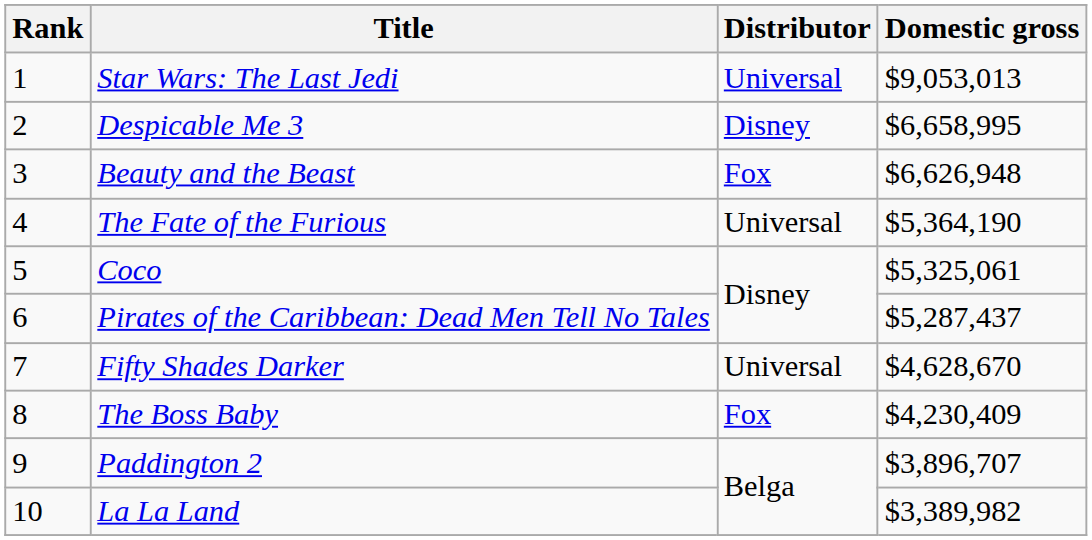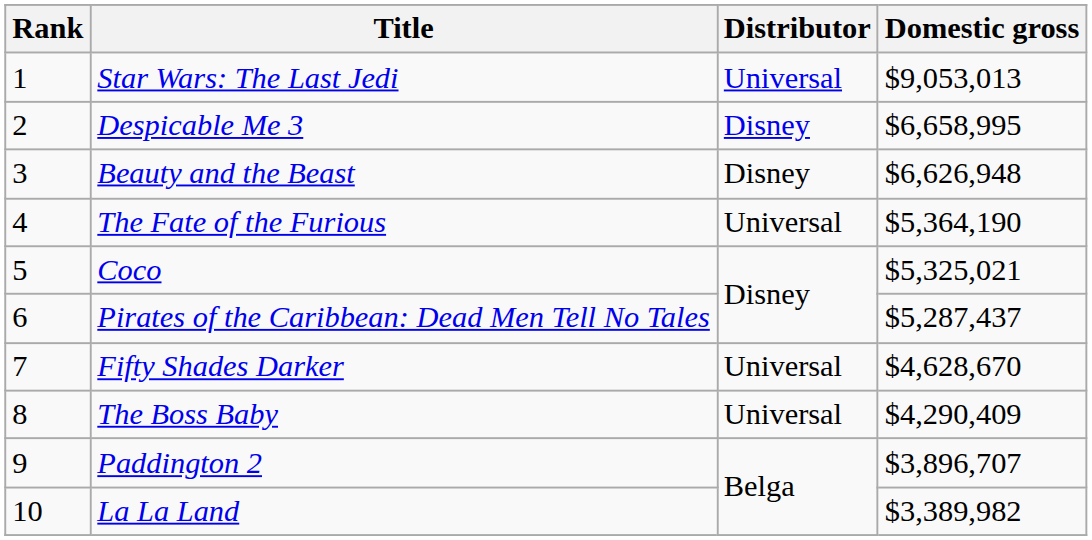(747, 173) Fox -> (767, 173) Disney
(953, 269) $5,325,061 -> (953, 269) $5,325,021
(747, 414) Fox -> (783, 414) Universal
(953, 414) $4,230,409 -> (953, 414) $4,290,409
